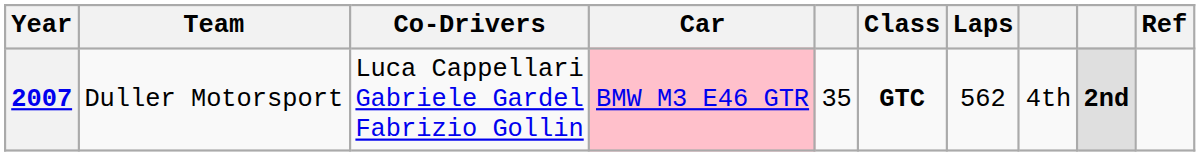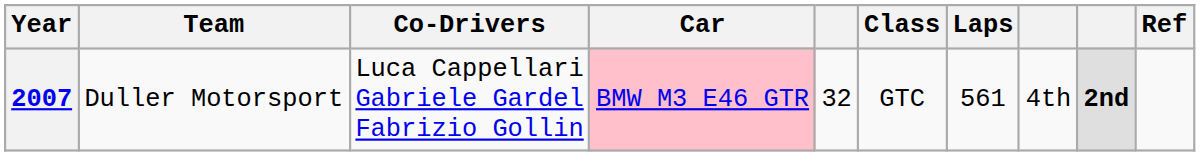(837, 99) 35 -> (837, 99) 32
(902, 99) bold -> (902, 99) normal
(983, 99) 562 -> (983, 99) 561
